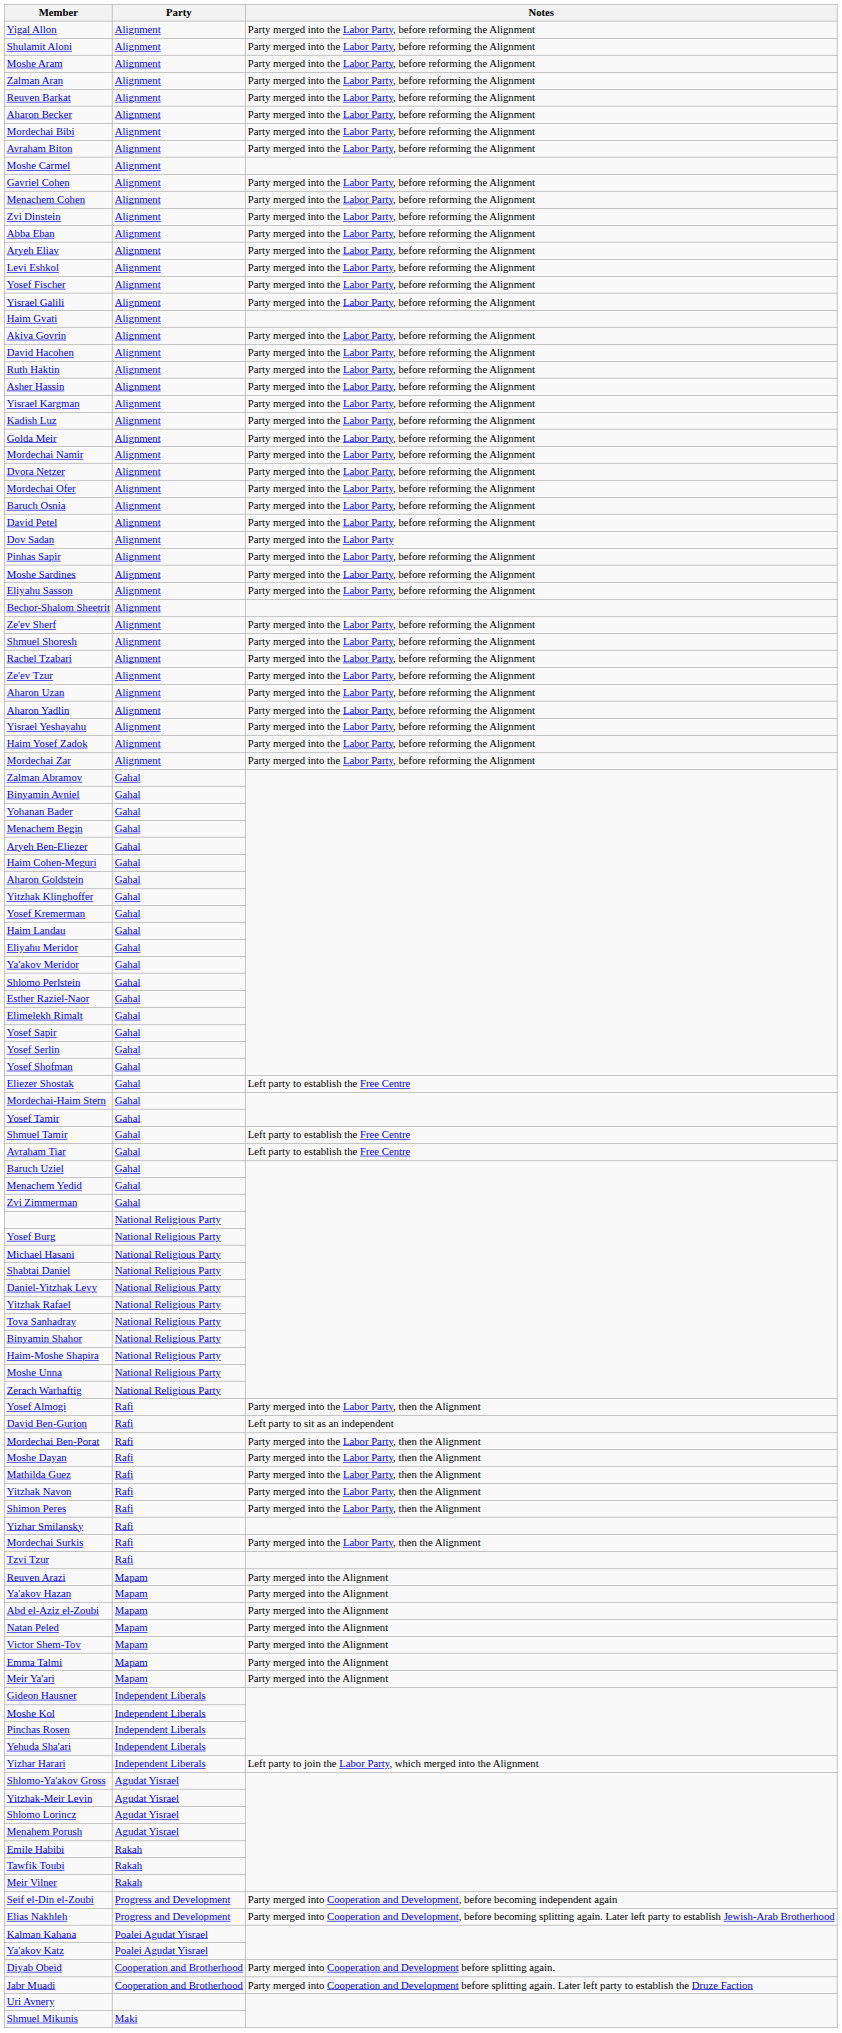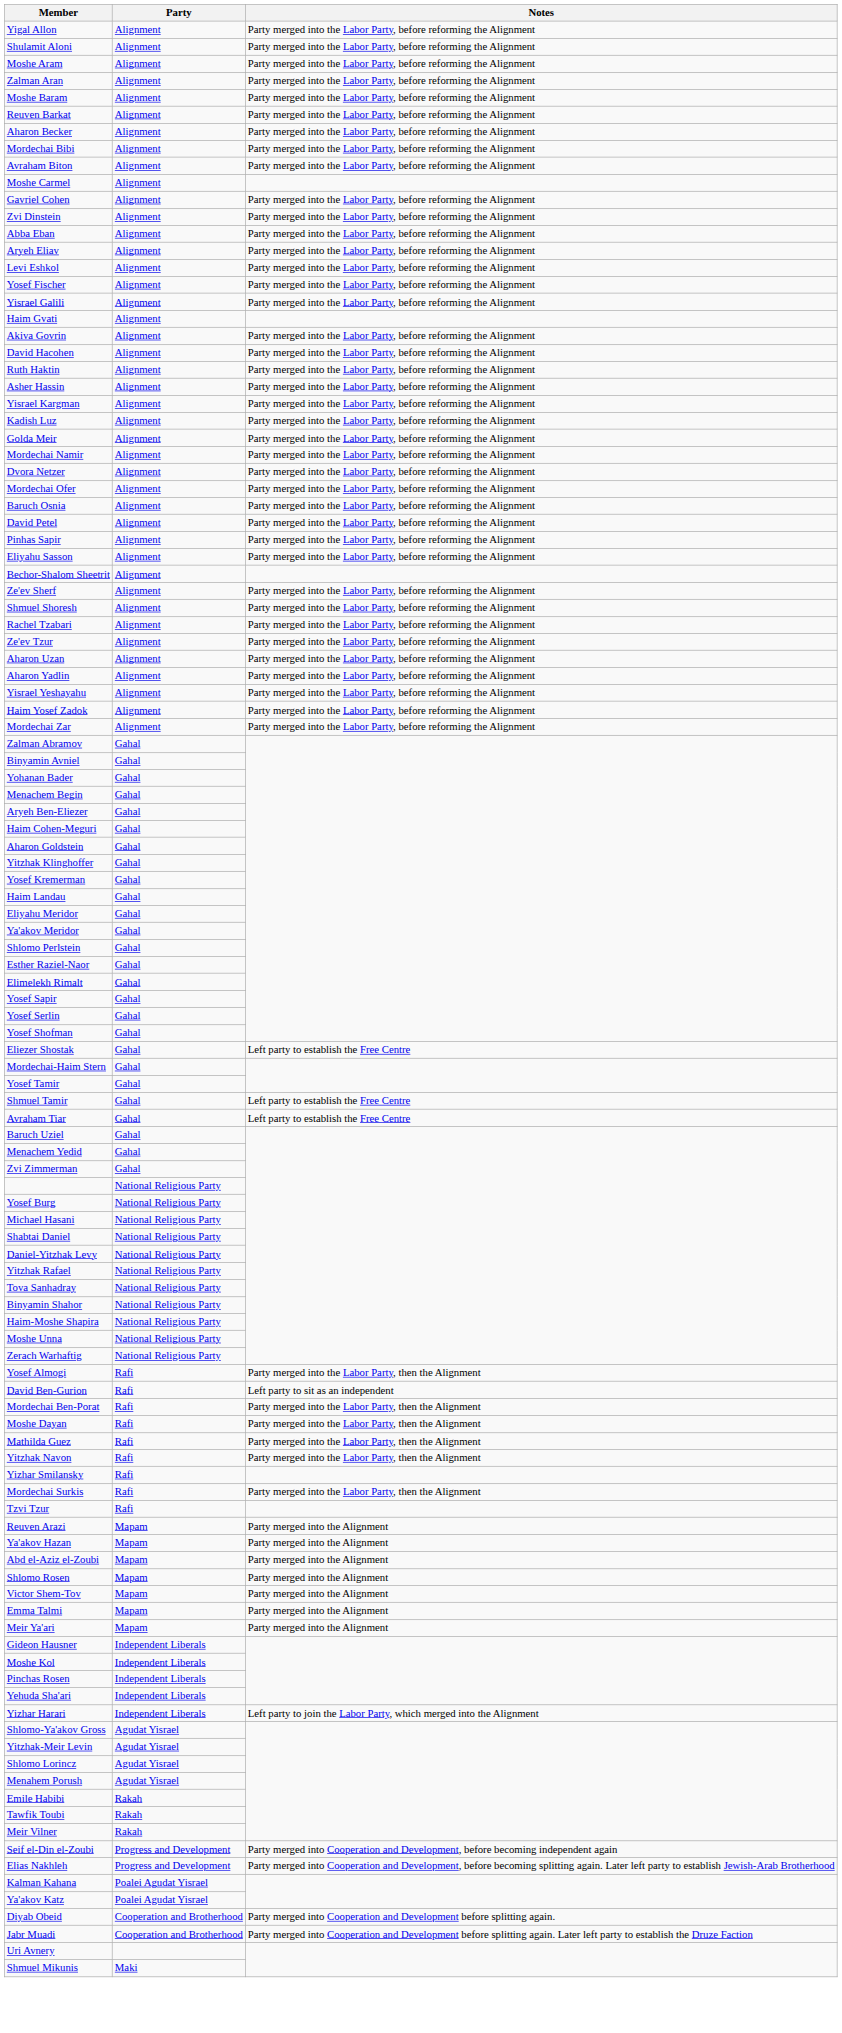+ row: (37, 98)
- row: (46, 200)
- row: (30, 540)
- row: (41, 574)
- row: (36, 1509)
- row: (33, 1628)
+ row: (38, 1577)
